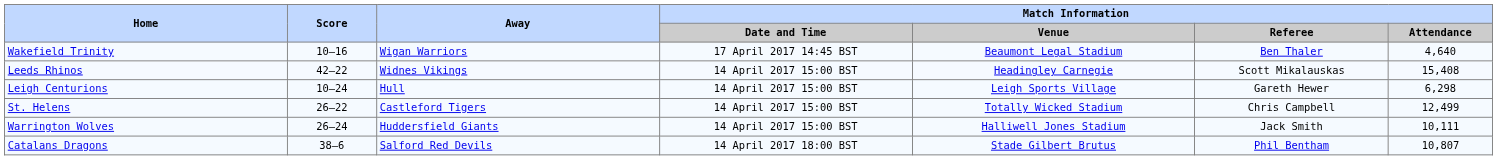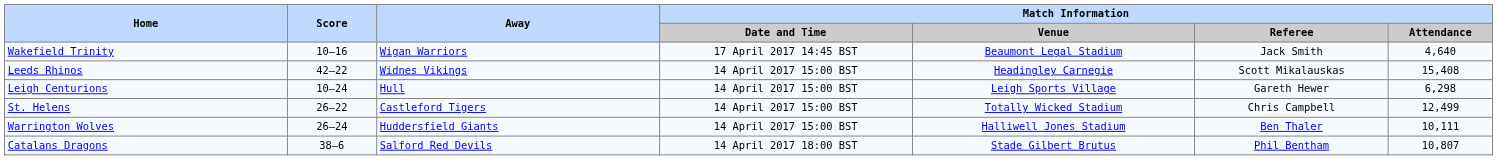(1292, 51) Ben Thaler -> (1292, 51) Jack Smith
(1292, 127) Jack Smith -> (1292, 127) Ben Thaler
